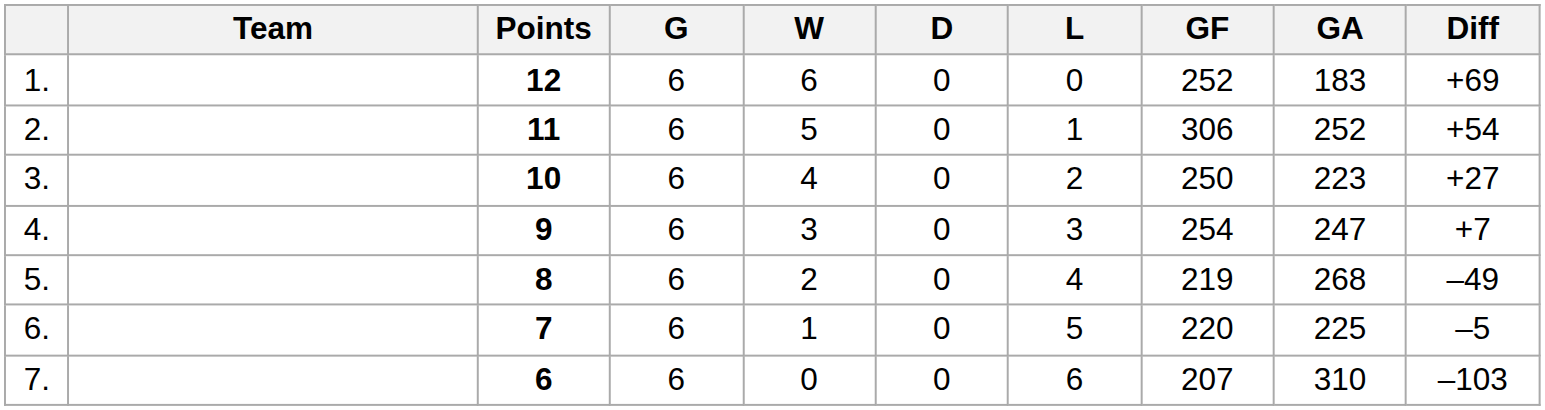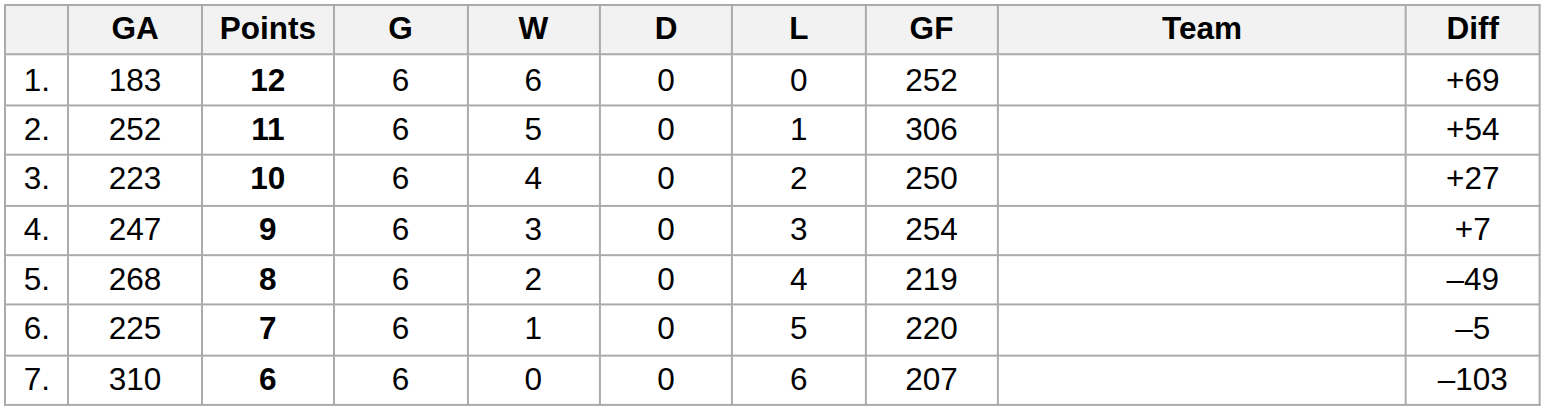columns swapped: (273, 29) <-> (1340, 29)
